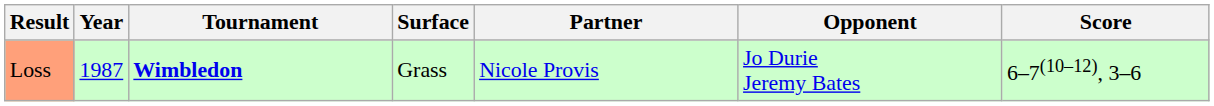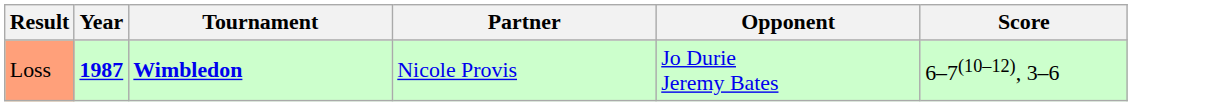- column: (433, 21)
(101, 69) normal -> (101, 69) bold
